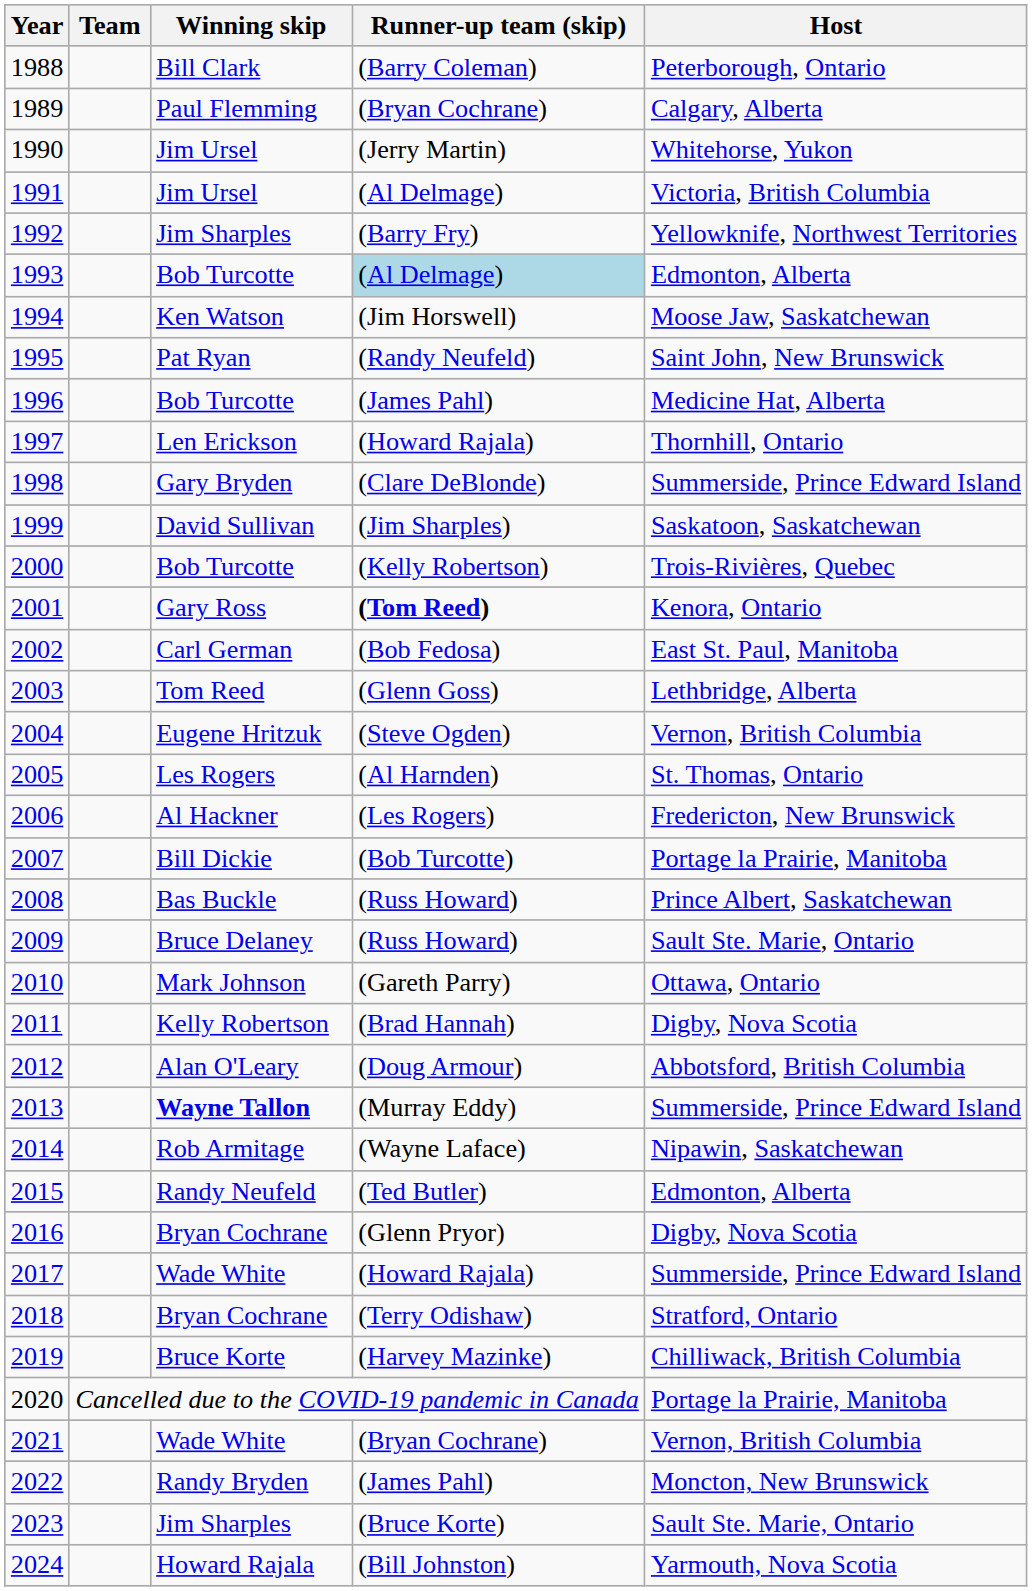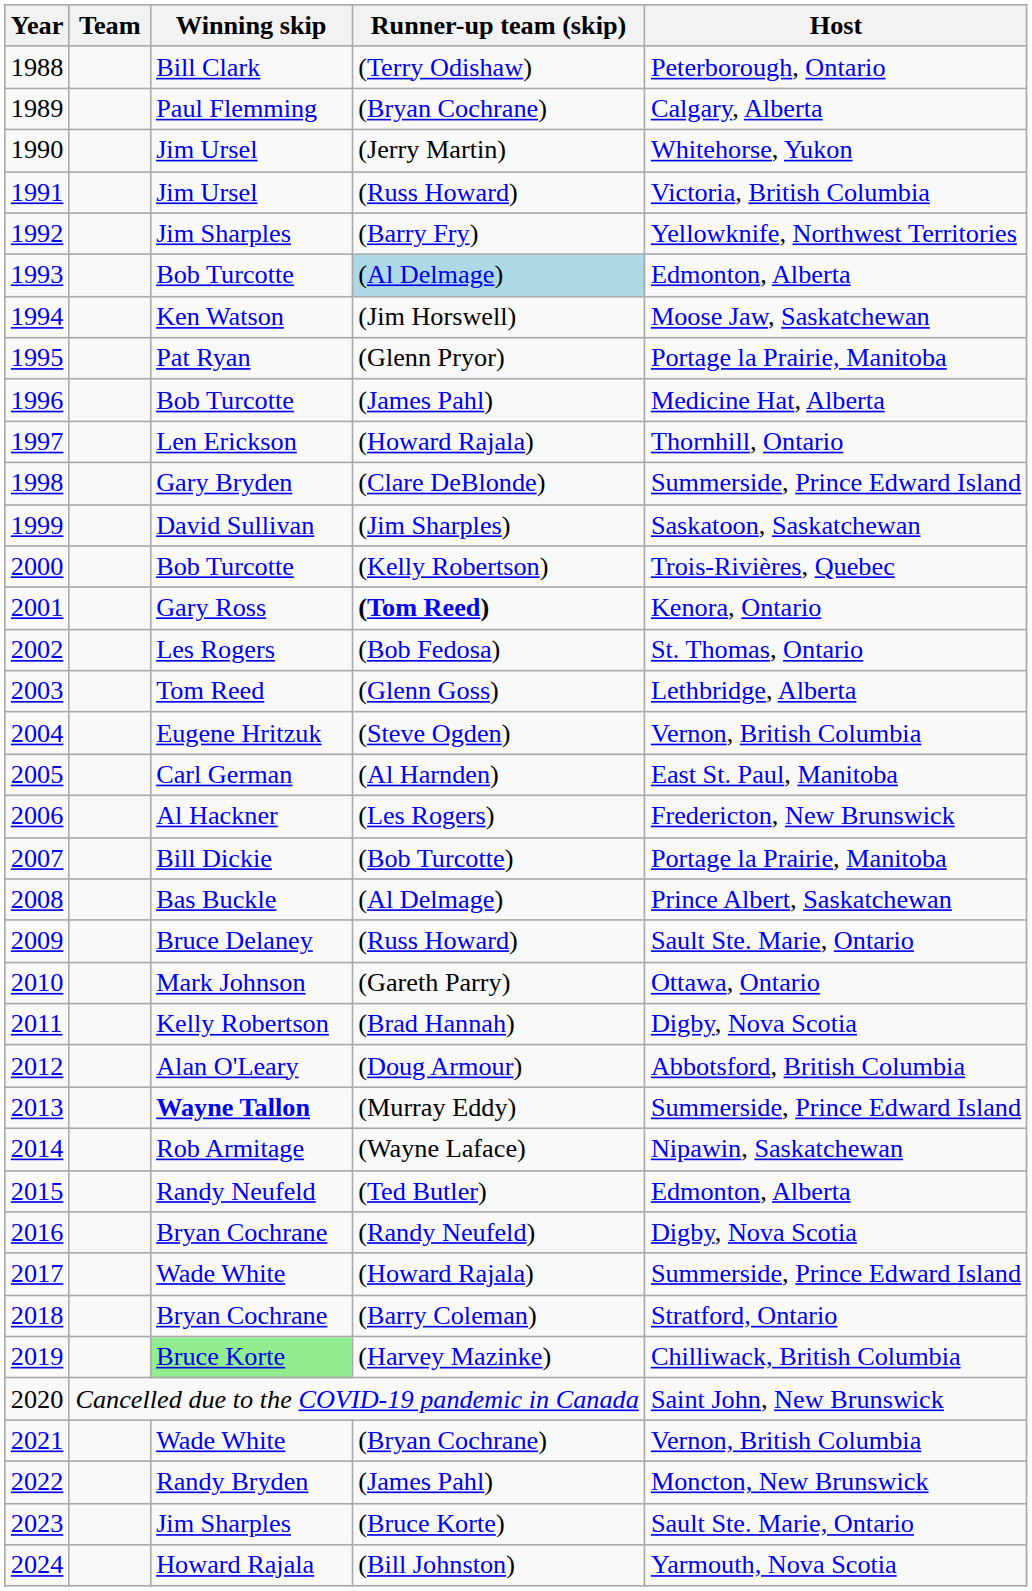(447, 66) (Barry Coleman) -> (445, 66) (Terry Odishaw)
(431, 191) (Al Delmage) -> (438, 191) (Russ Howard)
(447, 358) (Randy Neufeld) -> (431, 358) (Glenn Pryor)
(797, 358) Saint John, New Brunswick -> (799, 358) Portage la Prairie, Manitoba
(224, 649) Carl German -> (216, 649) Les Rogers
(774, 649) East St. Paul, Manitoba -> (757, 649) St. Thomas, Ontario
(216, 774) Les Rogers -> (224, 774) Carl German
(757, 774) St. Thomas, Ontario -> (774, 774) East St. Paul, Manitoba
(438, 899) (Russ Howard) -> (431, 899) (Al Delmage)
(431, 1232) (Glenn Pryor) -> (447, 1232) (Randy Neufeld)
(445, 1315) (Terry Odishaw) -> (447, 1315) (Barry Coleman)
(221, 1356) no background -> (221, 1356) lightgreen background
(799, 1398) Portage la Prairie, Manitoba -> (797, 1398) Saint John, New Brunswick
